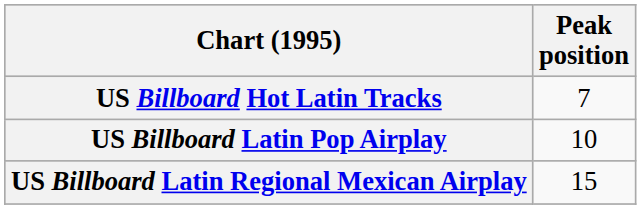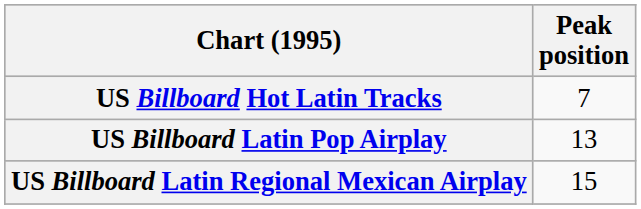(584, 139) 10 -> (584, 139) 13
